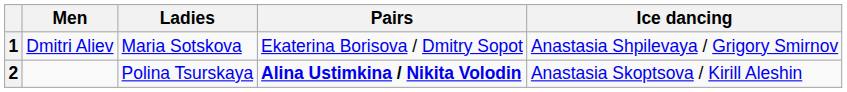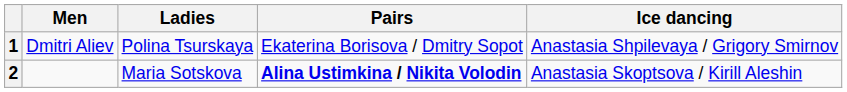(182, 45) Maria Sotskova -> (187, 45) Polina Tsurskaya
(187, 73) Polina Tsurskaya -> (182, 73) Maria Sotskova
